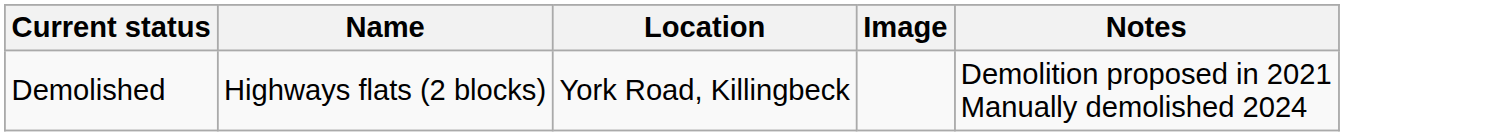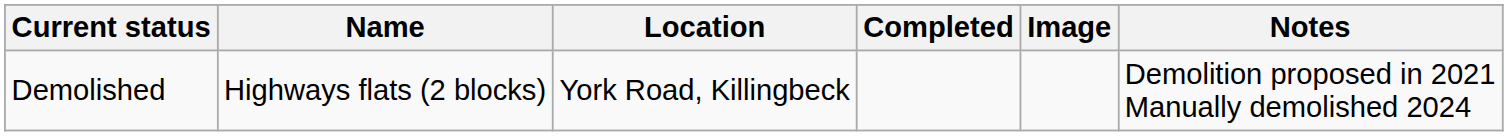+ column: (938, 27)
